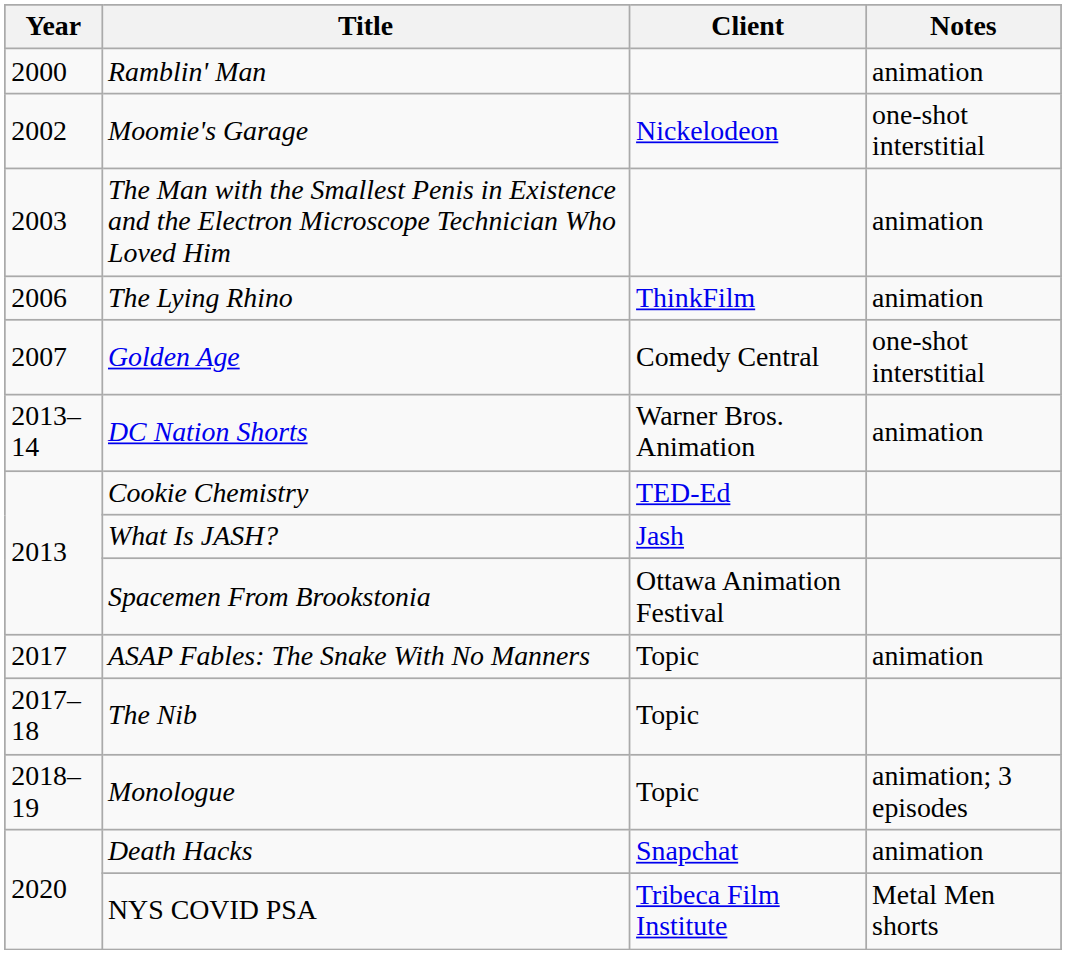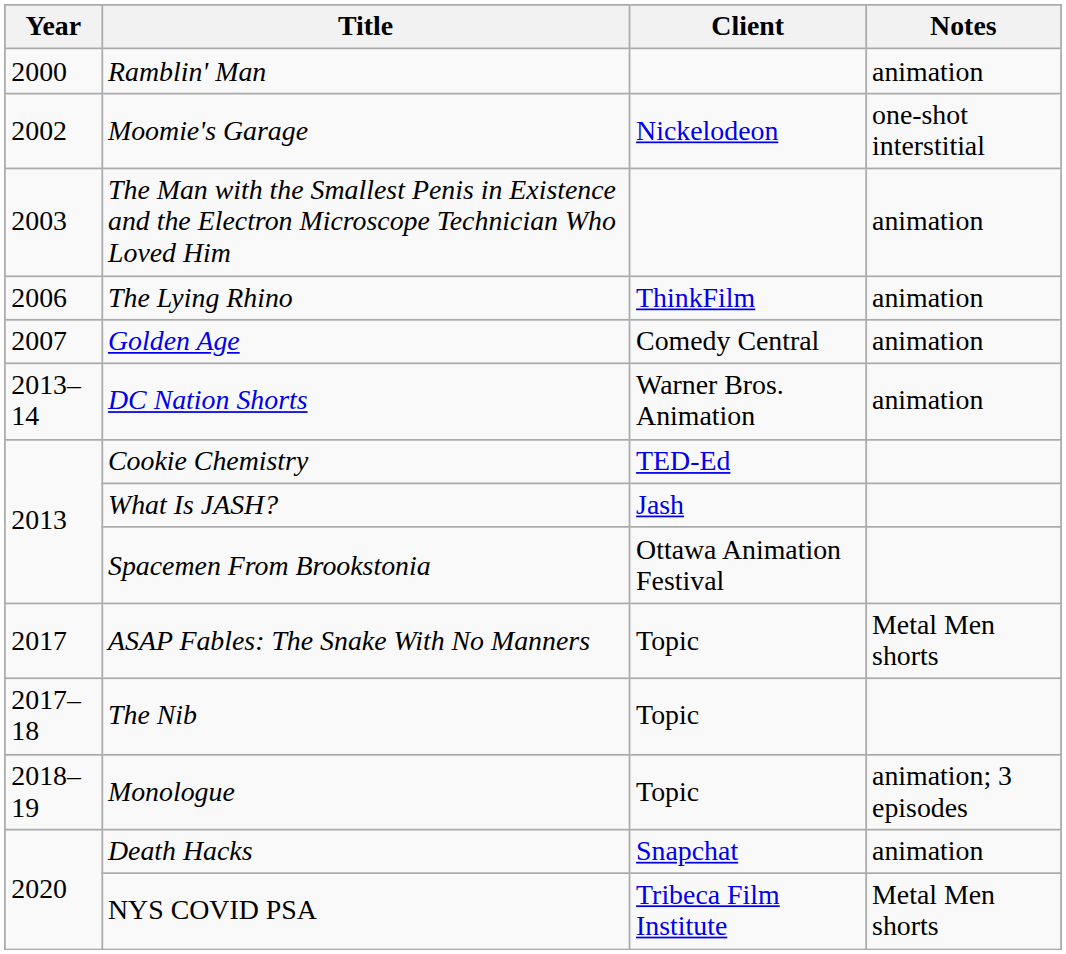(929, 356) one-shot interstitial -> (928, 341) animation
(928, 656) animation -> (934, 640) Metal Men shorts
